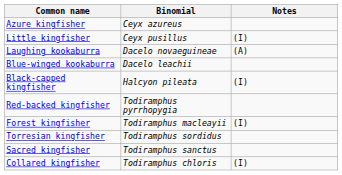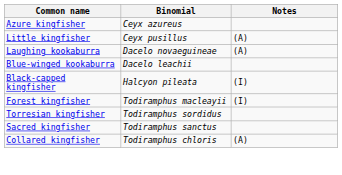(240, 38) (I) -> (240, 38) (A)
- row: (58, 105)
(240, 163) (I) -> (240, 141) (A)
